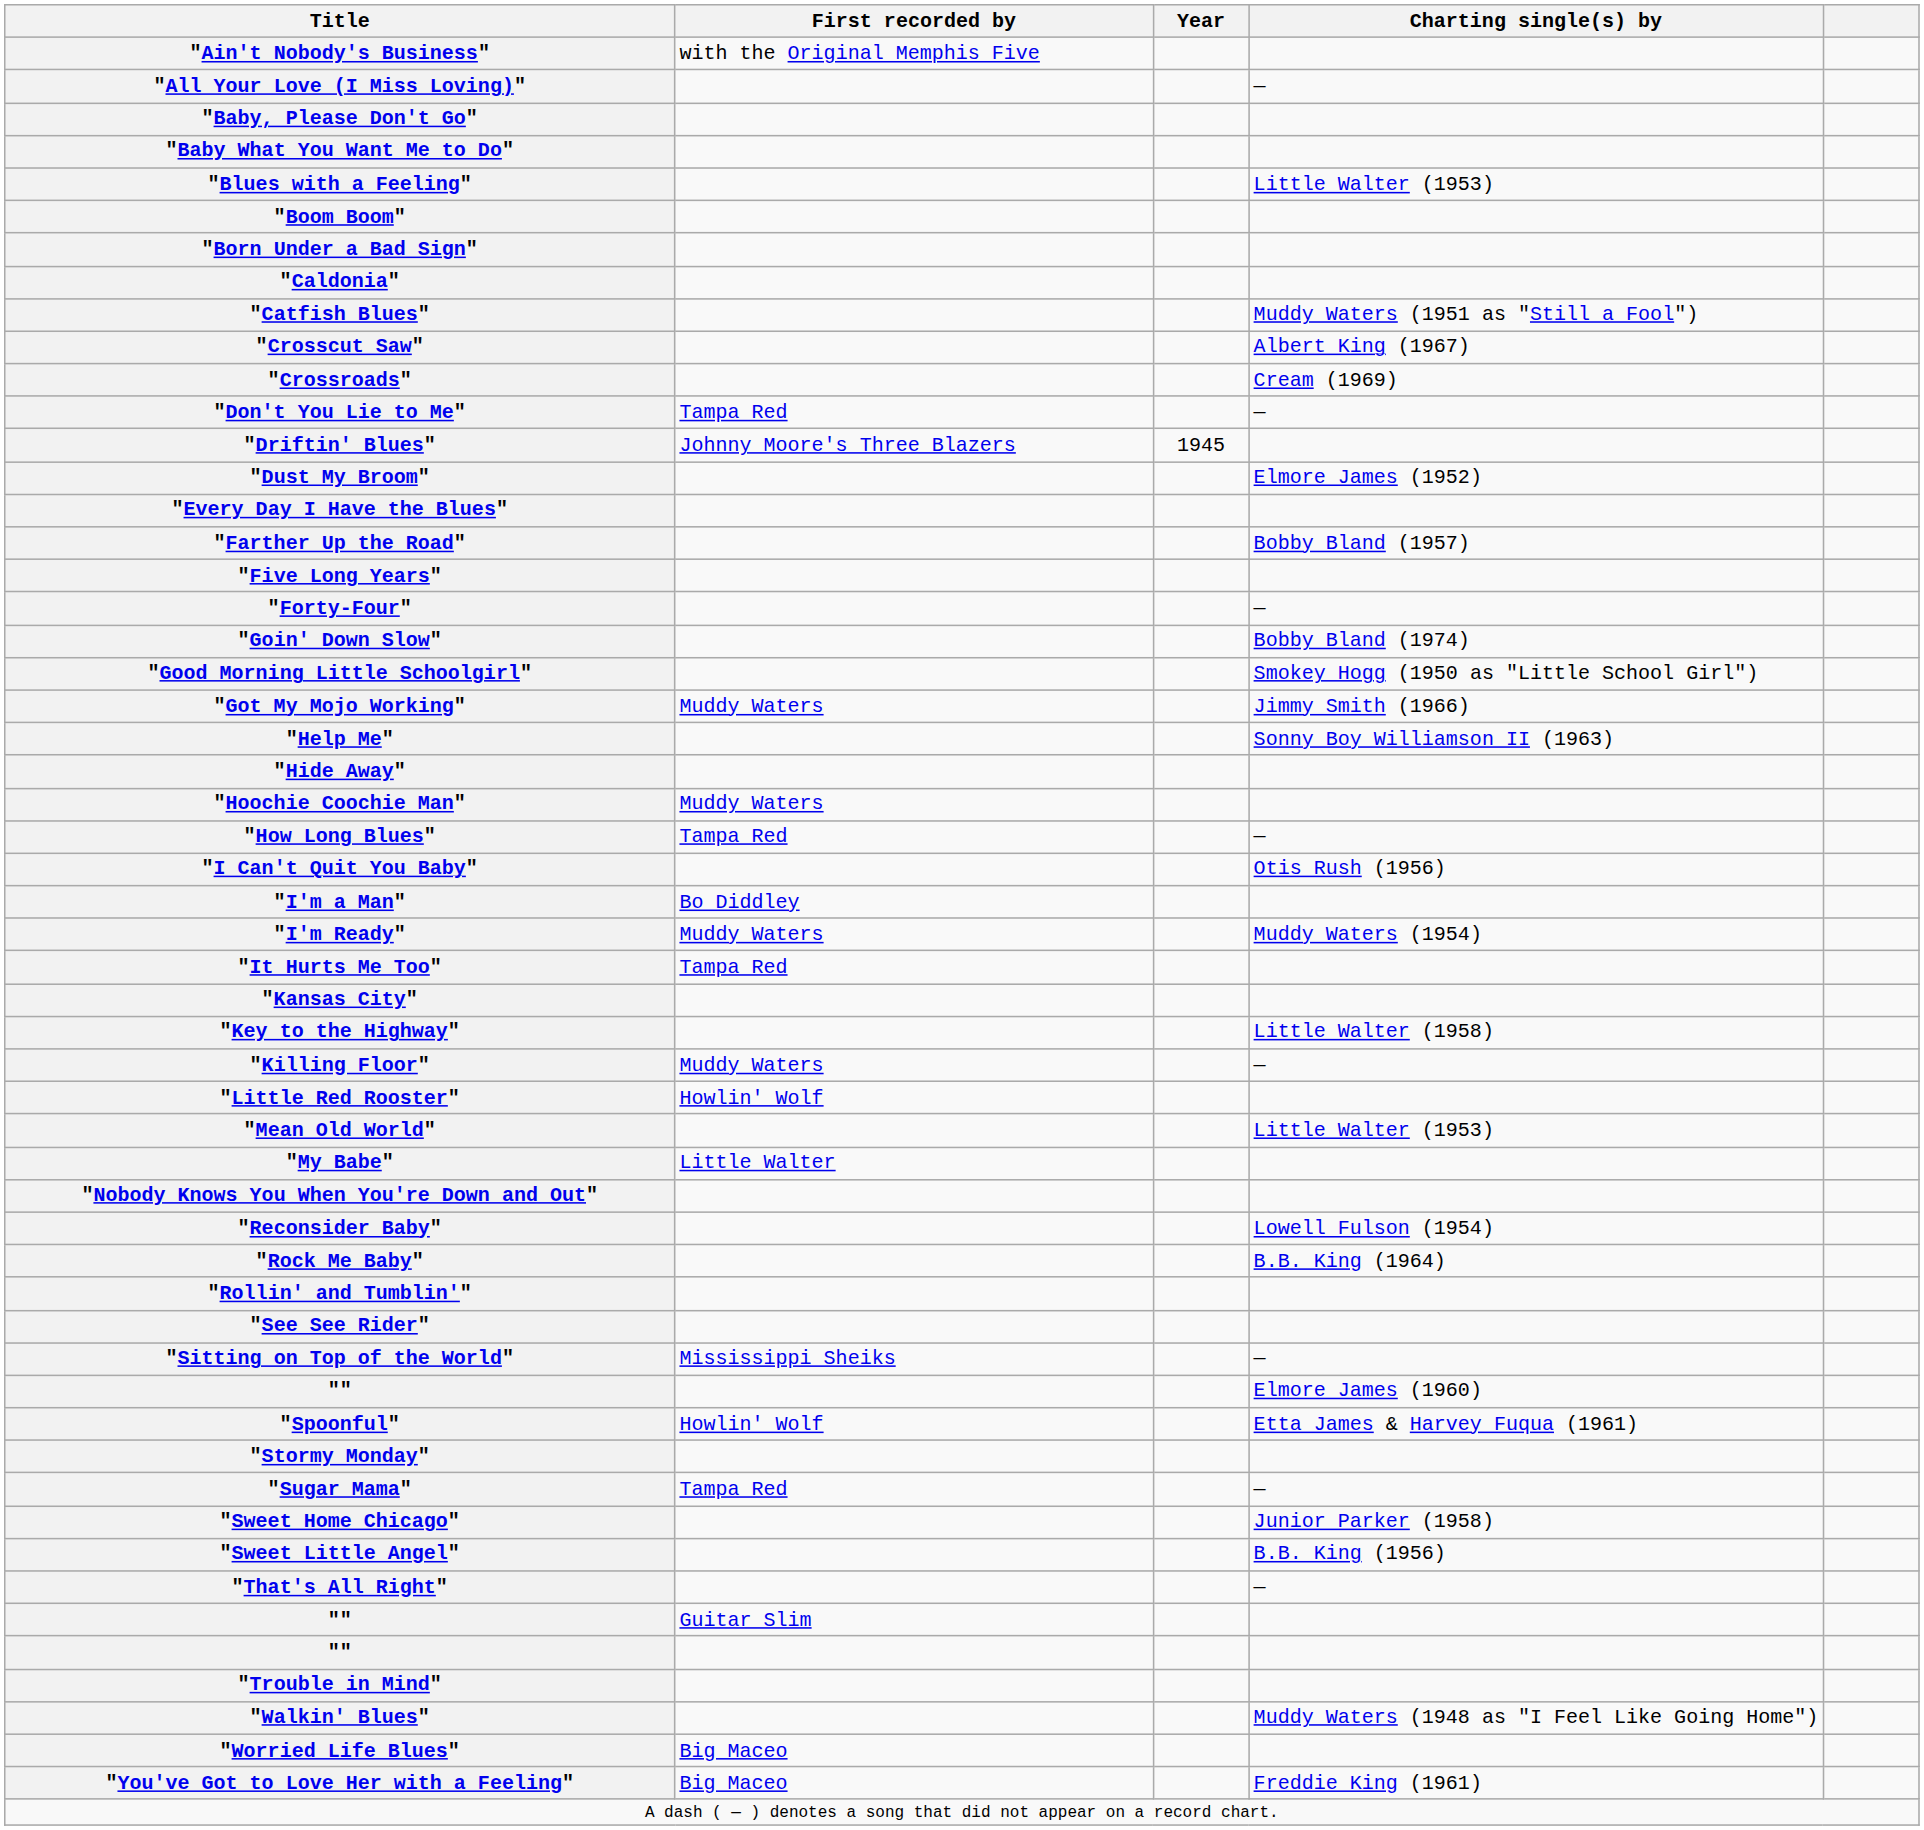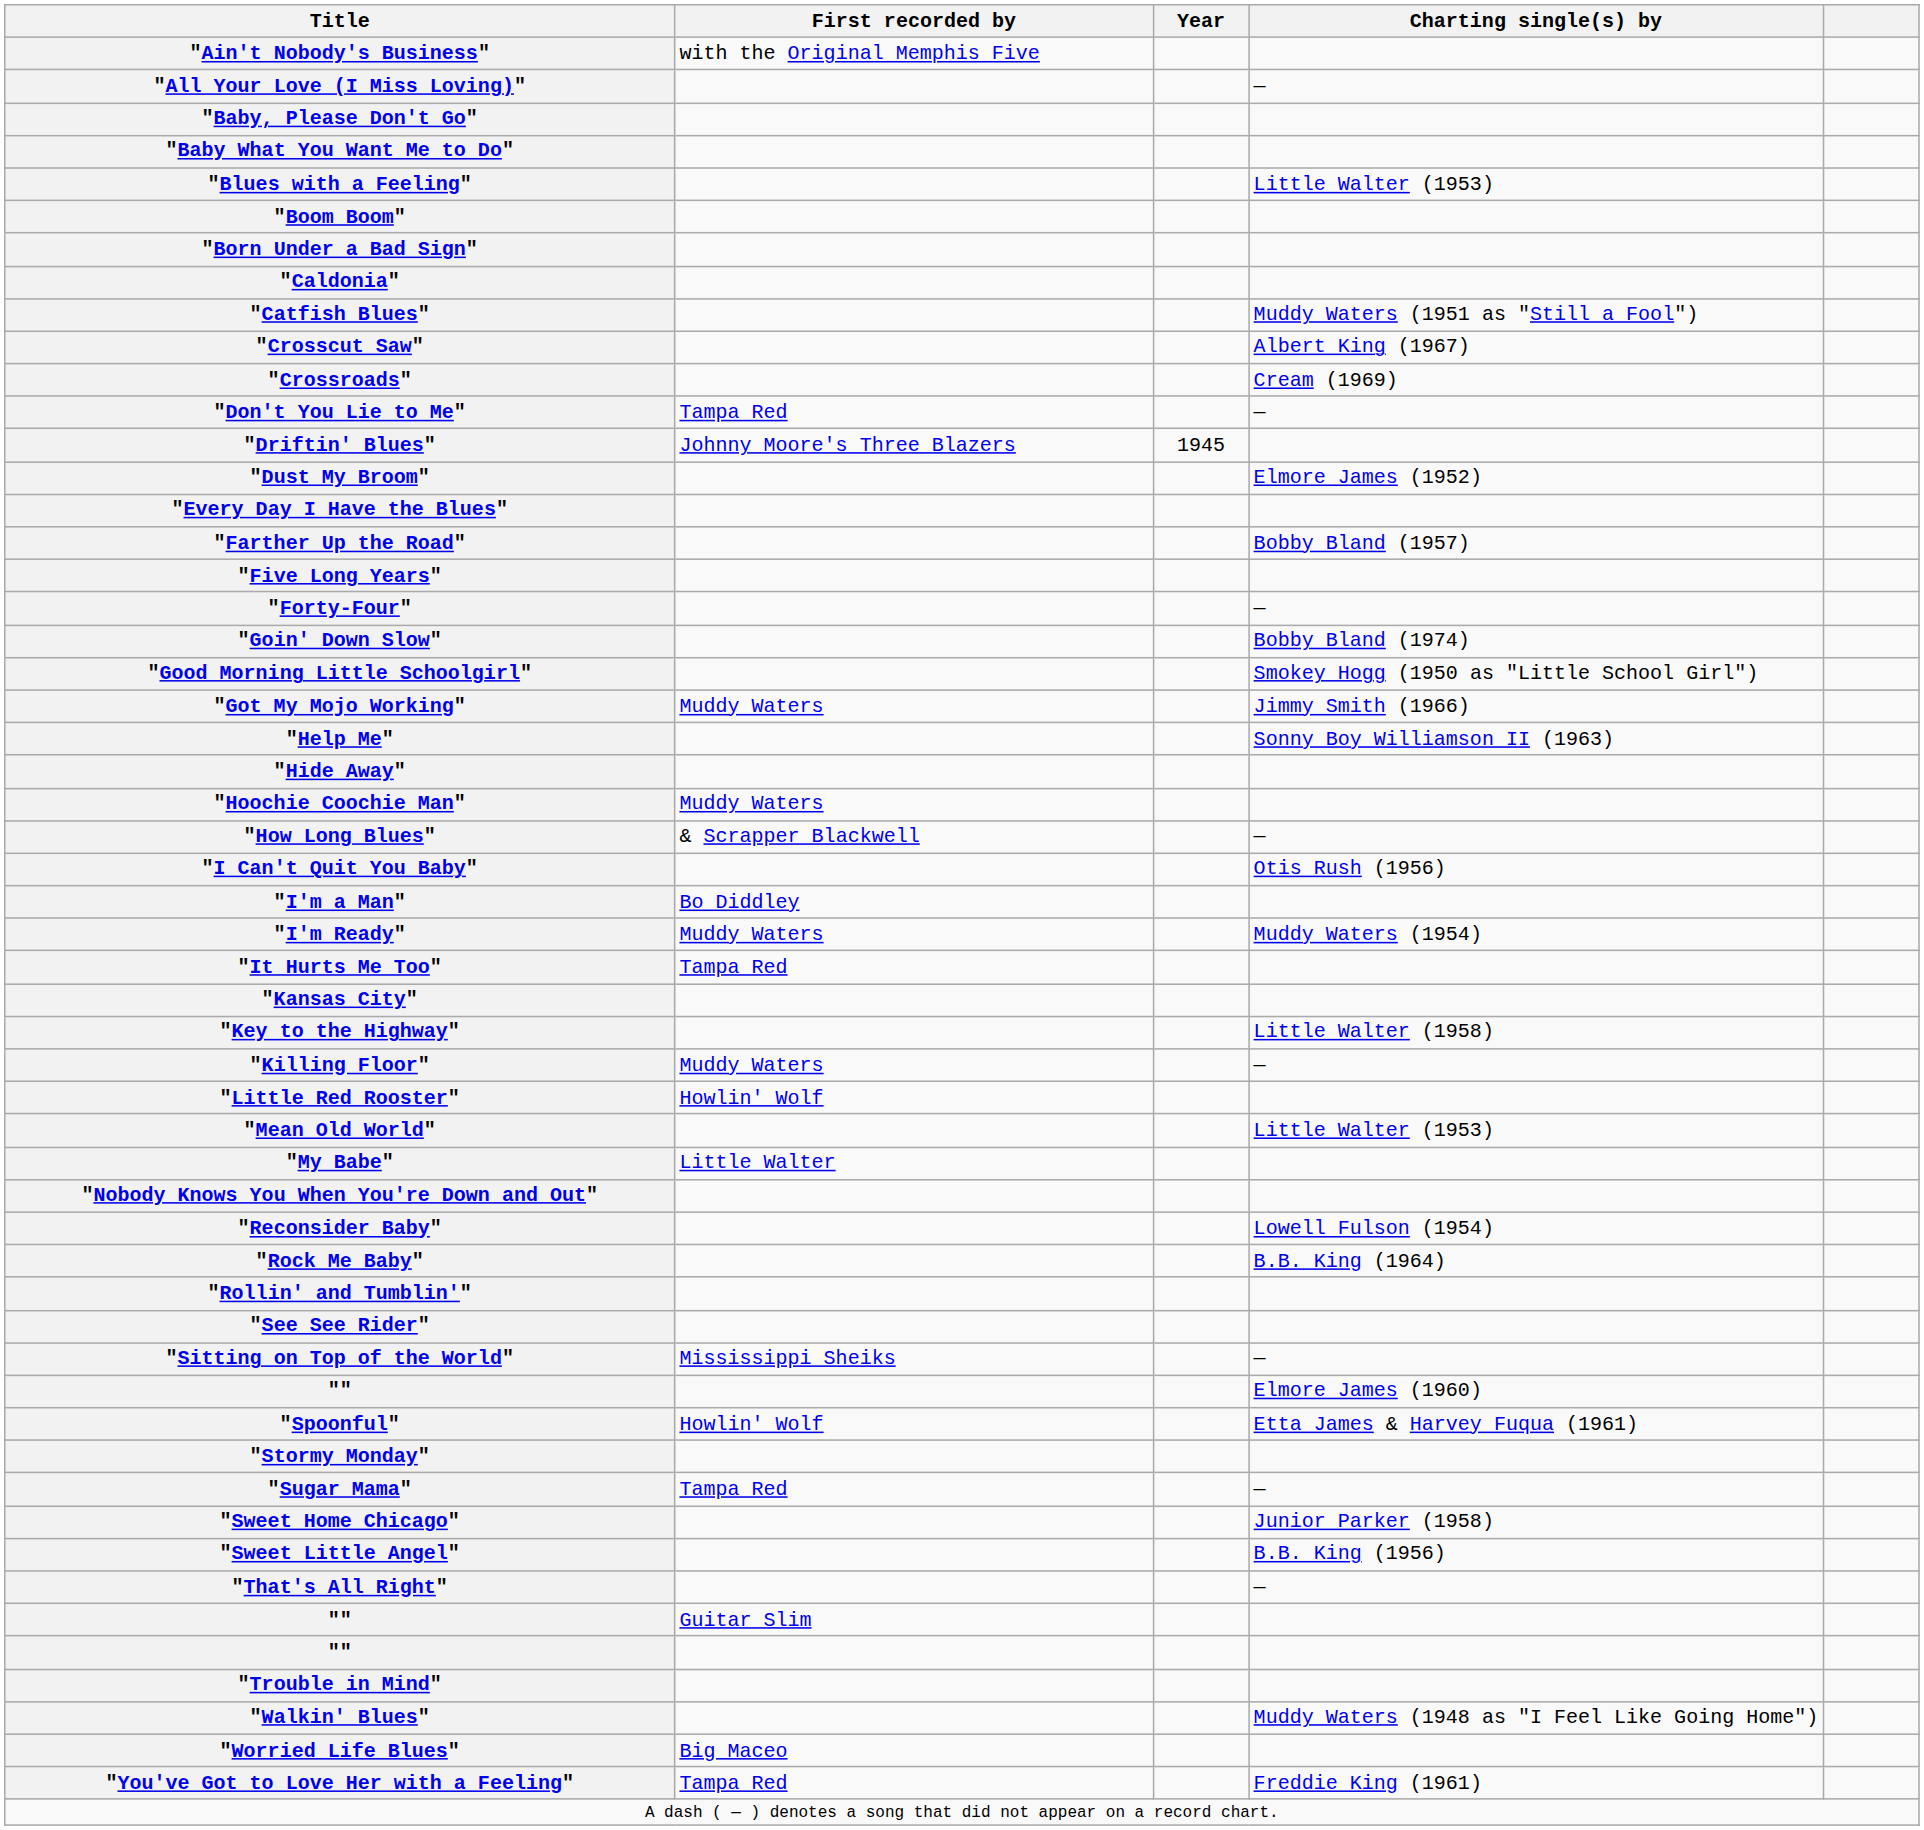(734, 837) Tampa Red -> (800, 837) & Scrapper Blackwell
(734, 1783) Big Maceo -> (734, 1783) Tampa Red
